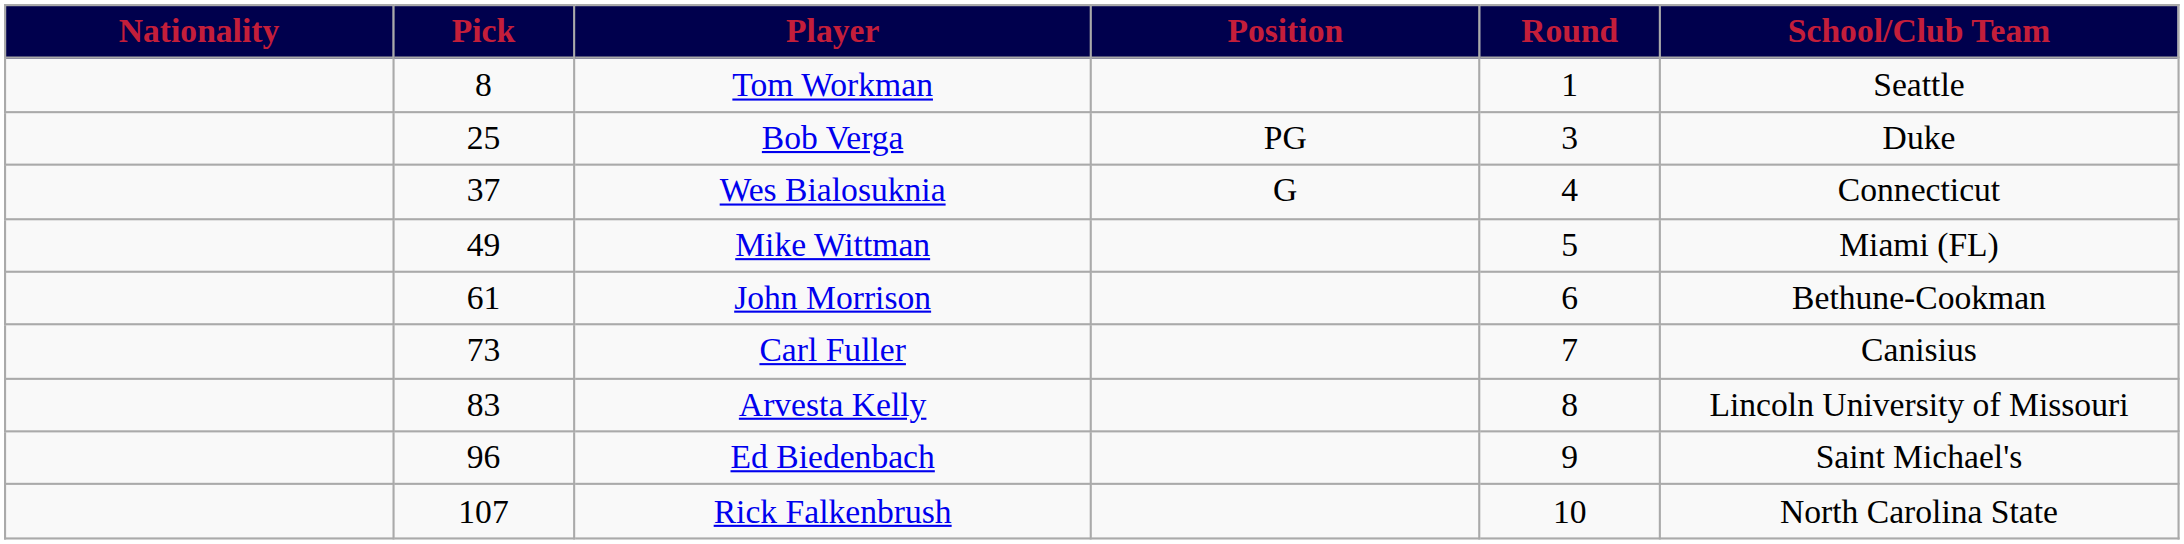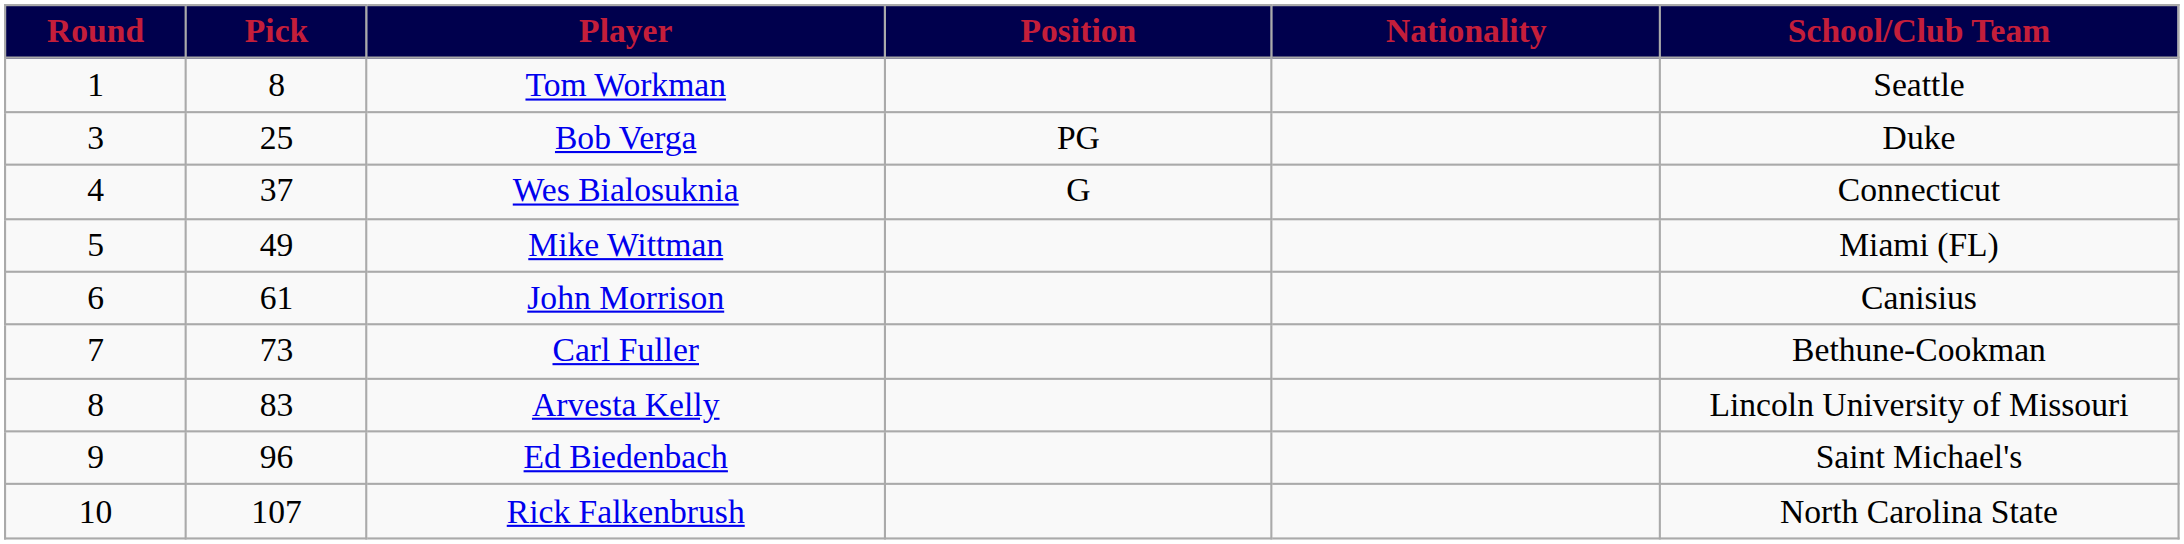columns swapped: (1570, 31) <-> (199, 31)
(1919, 297) Bethune-Cookman -> (1919, 297) Canisius
(1919, 350) Canisius -> (1919, 350) Bethune-Cookman
